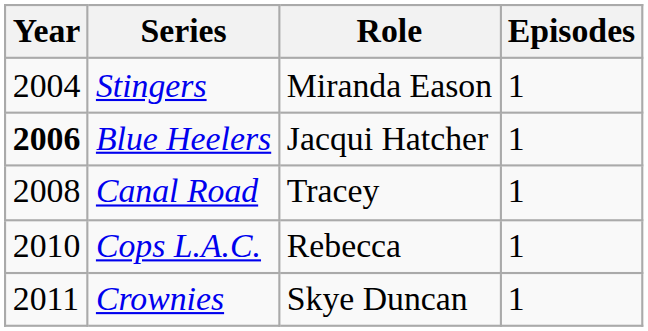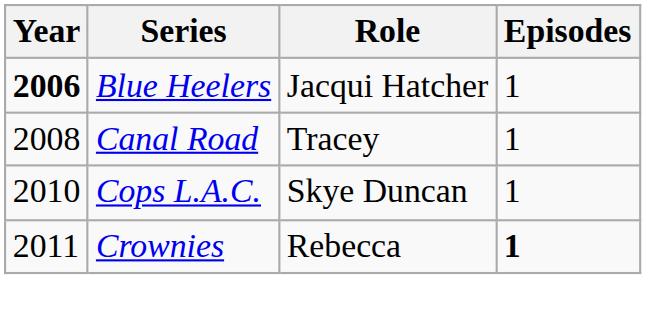- row: (151, 84)
(344, 245) Rebecca -> (377, 191) Skye Duncan
(377, 298) Skye Duncan -> (344, 245) Rebecca
(516, 298) normal -> (512, 245) bold
